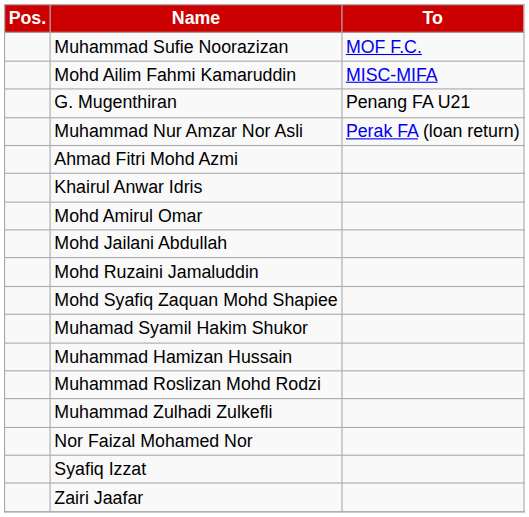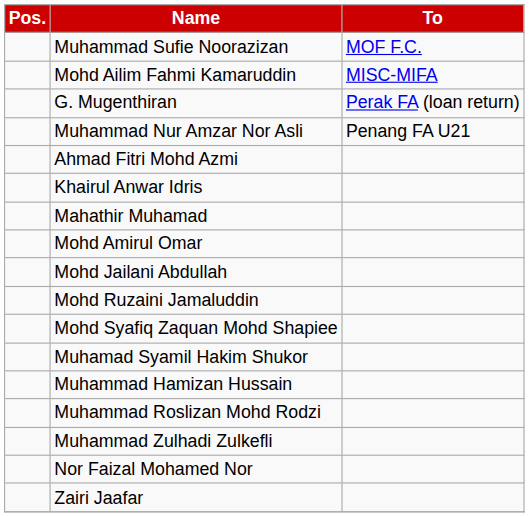(408, 103) Penang FA U21 -> (433, 103) Perak FA (loan return)
(433, 131) Perak FA (loan return) -> (408, 131) Penang FA U21
+ row: (131, 215)
- row: (100, 469)
